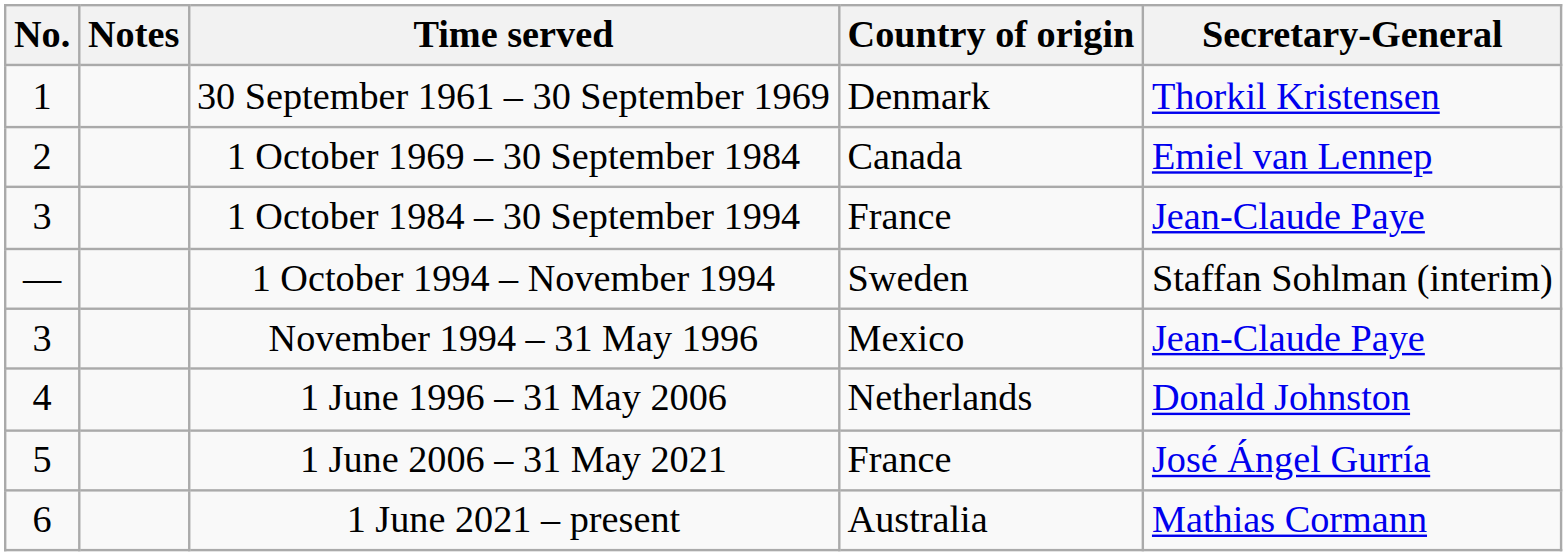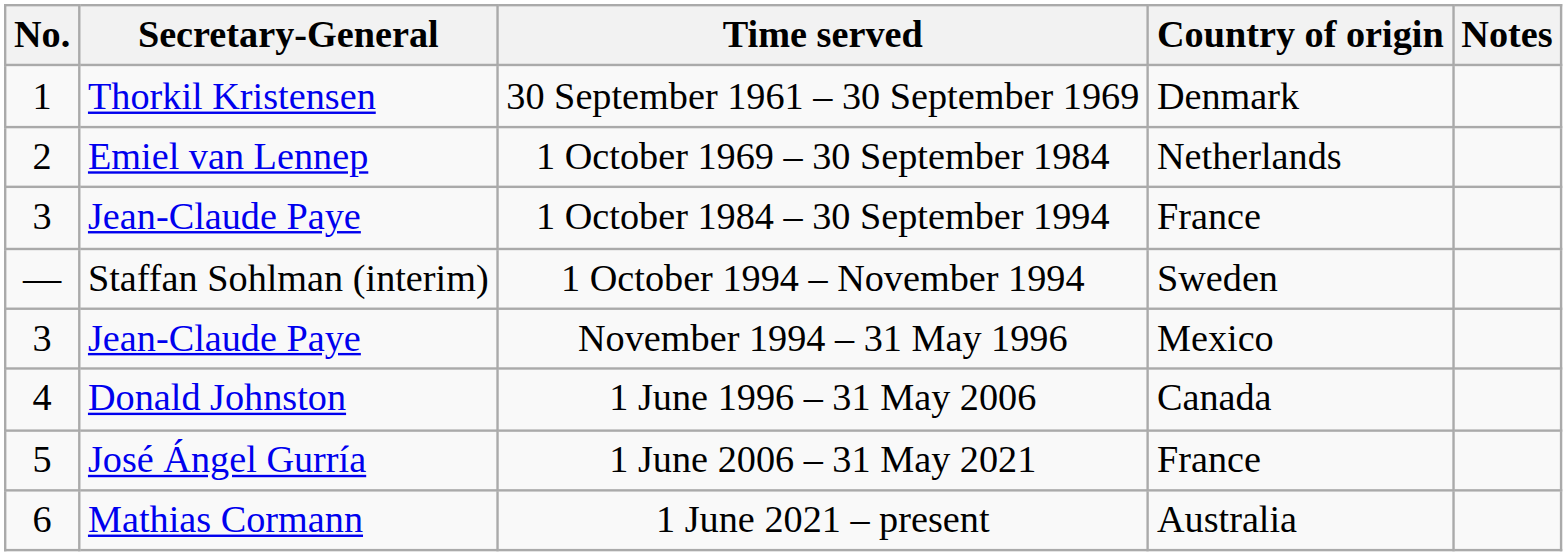columns swapped: (1352, 34) <-> (134, 34)
(905, 156) Canada -> (1249, 156) Netherlands
(940, 398) Netherlands -> (1214, 398) Canada
